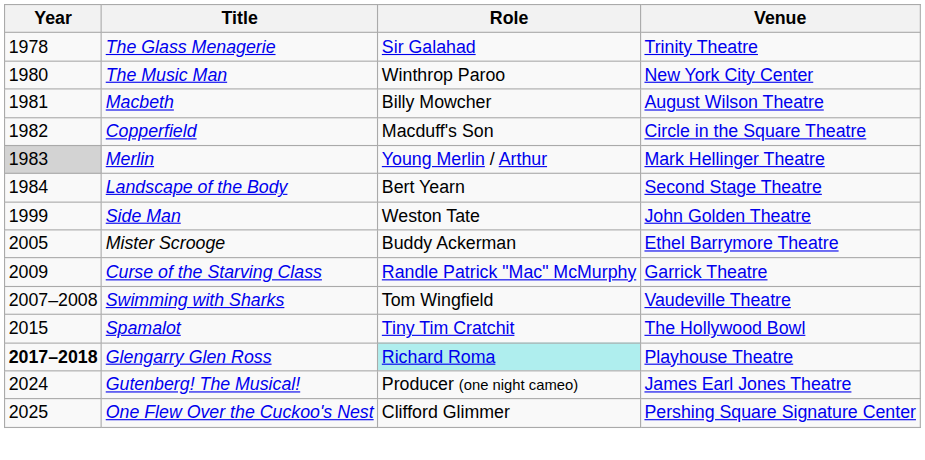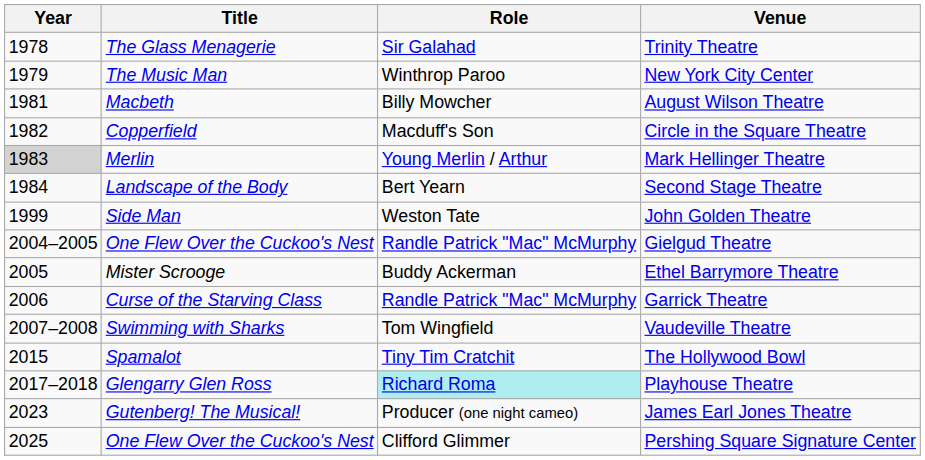(28, 74) 1980 -> (28, 74) 1979
+ row: (708, 243)
(28, 272) 2009 -> (28, 300) 2006
(53, 356) bold -> (53, 384) normal
(28, 384) 2024 -> (28, 412) 2023
